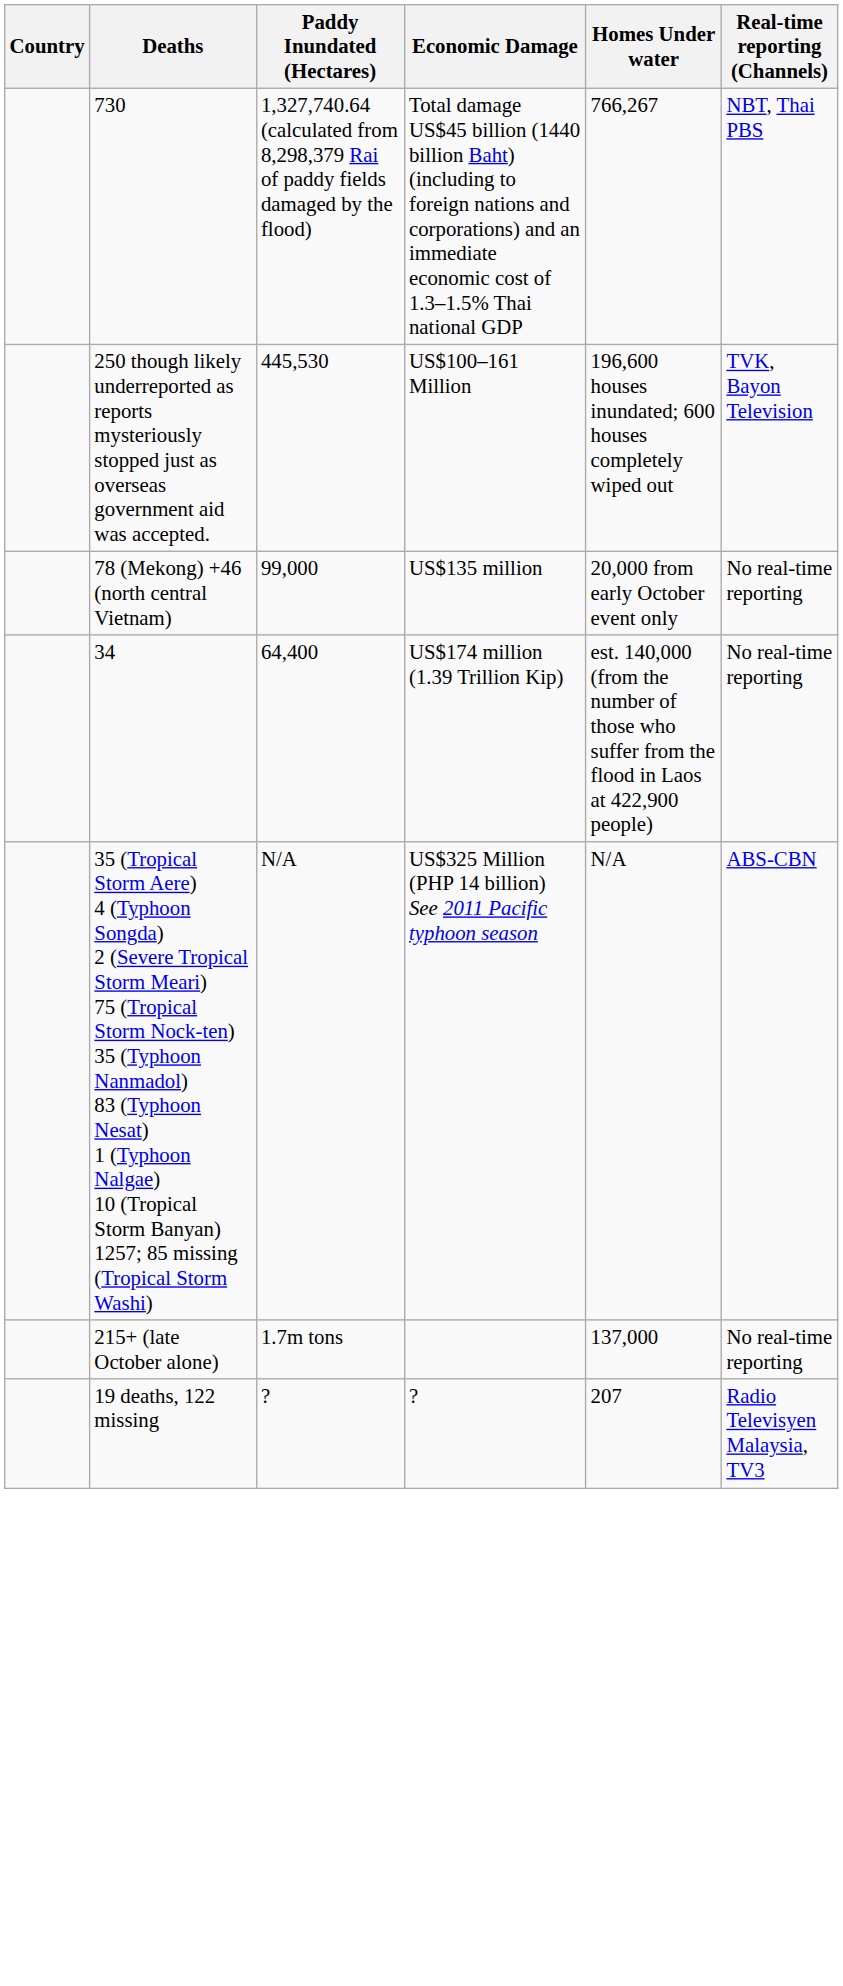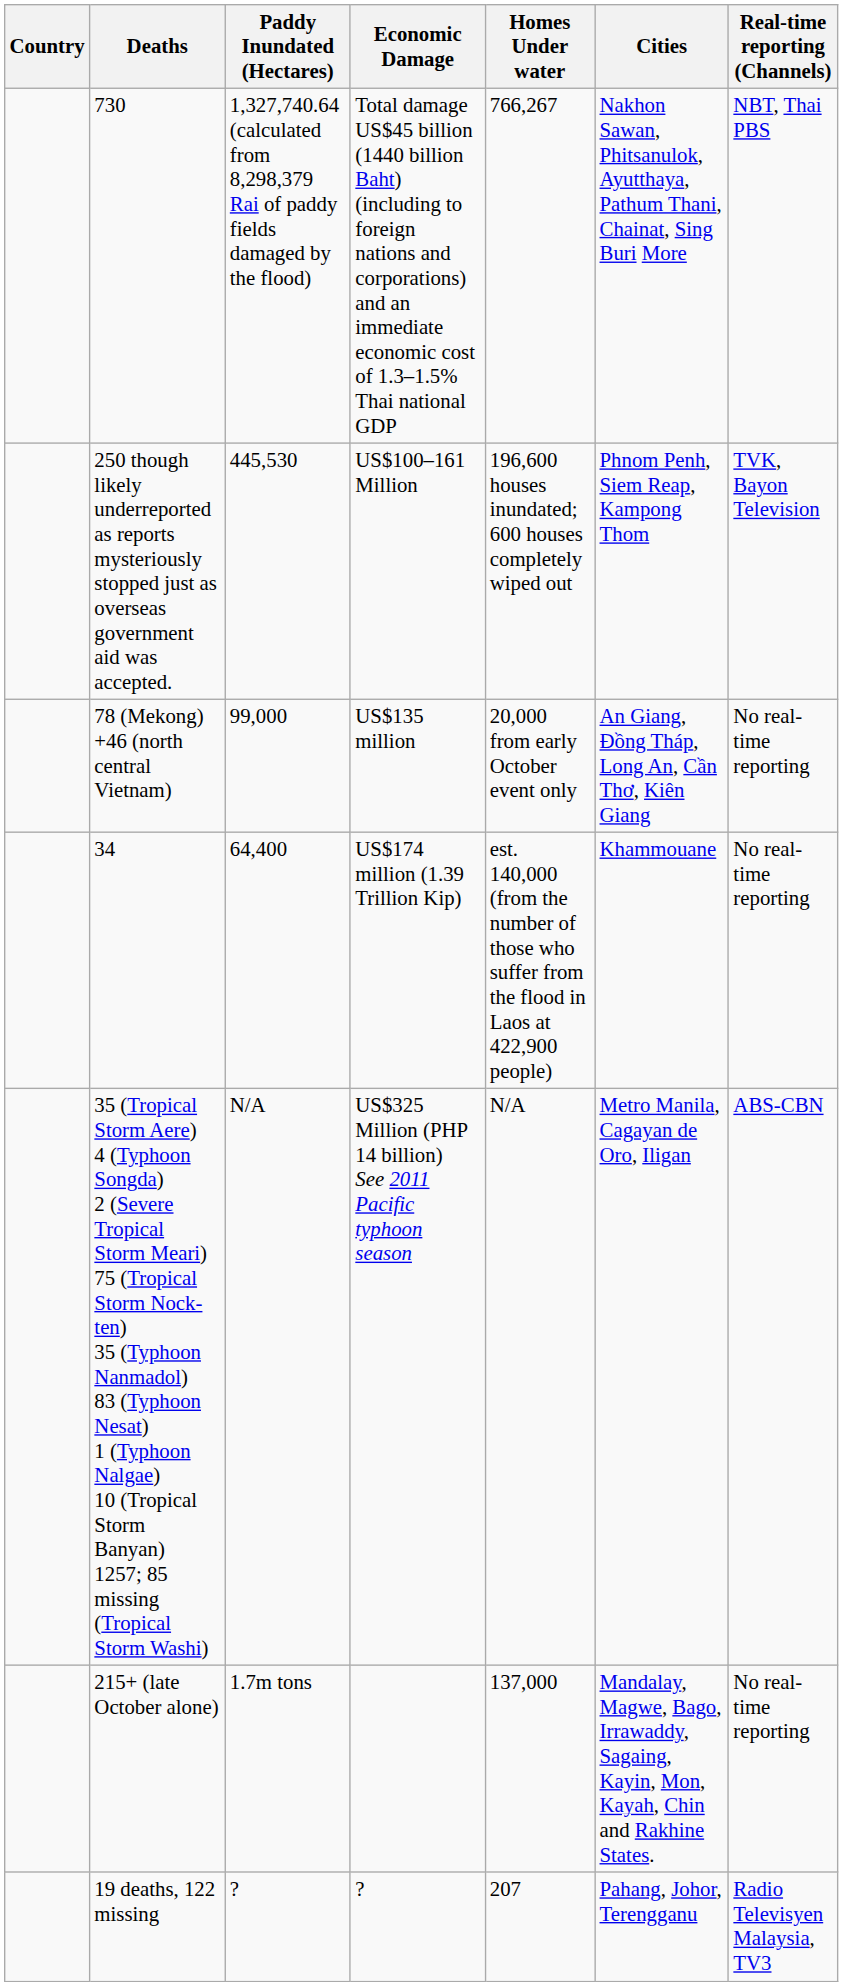+ column: (662, 46)
